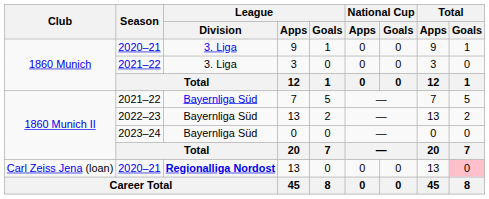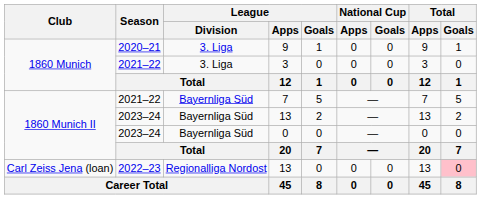(139, 116) 2022–23 -> (139, 116) 2023–24
(139, 168) 2020–21 -> (139, 168) 2022–23
(220, 168) bold -> (216, 168) normal
